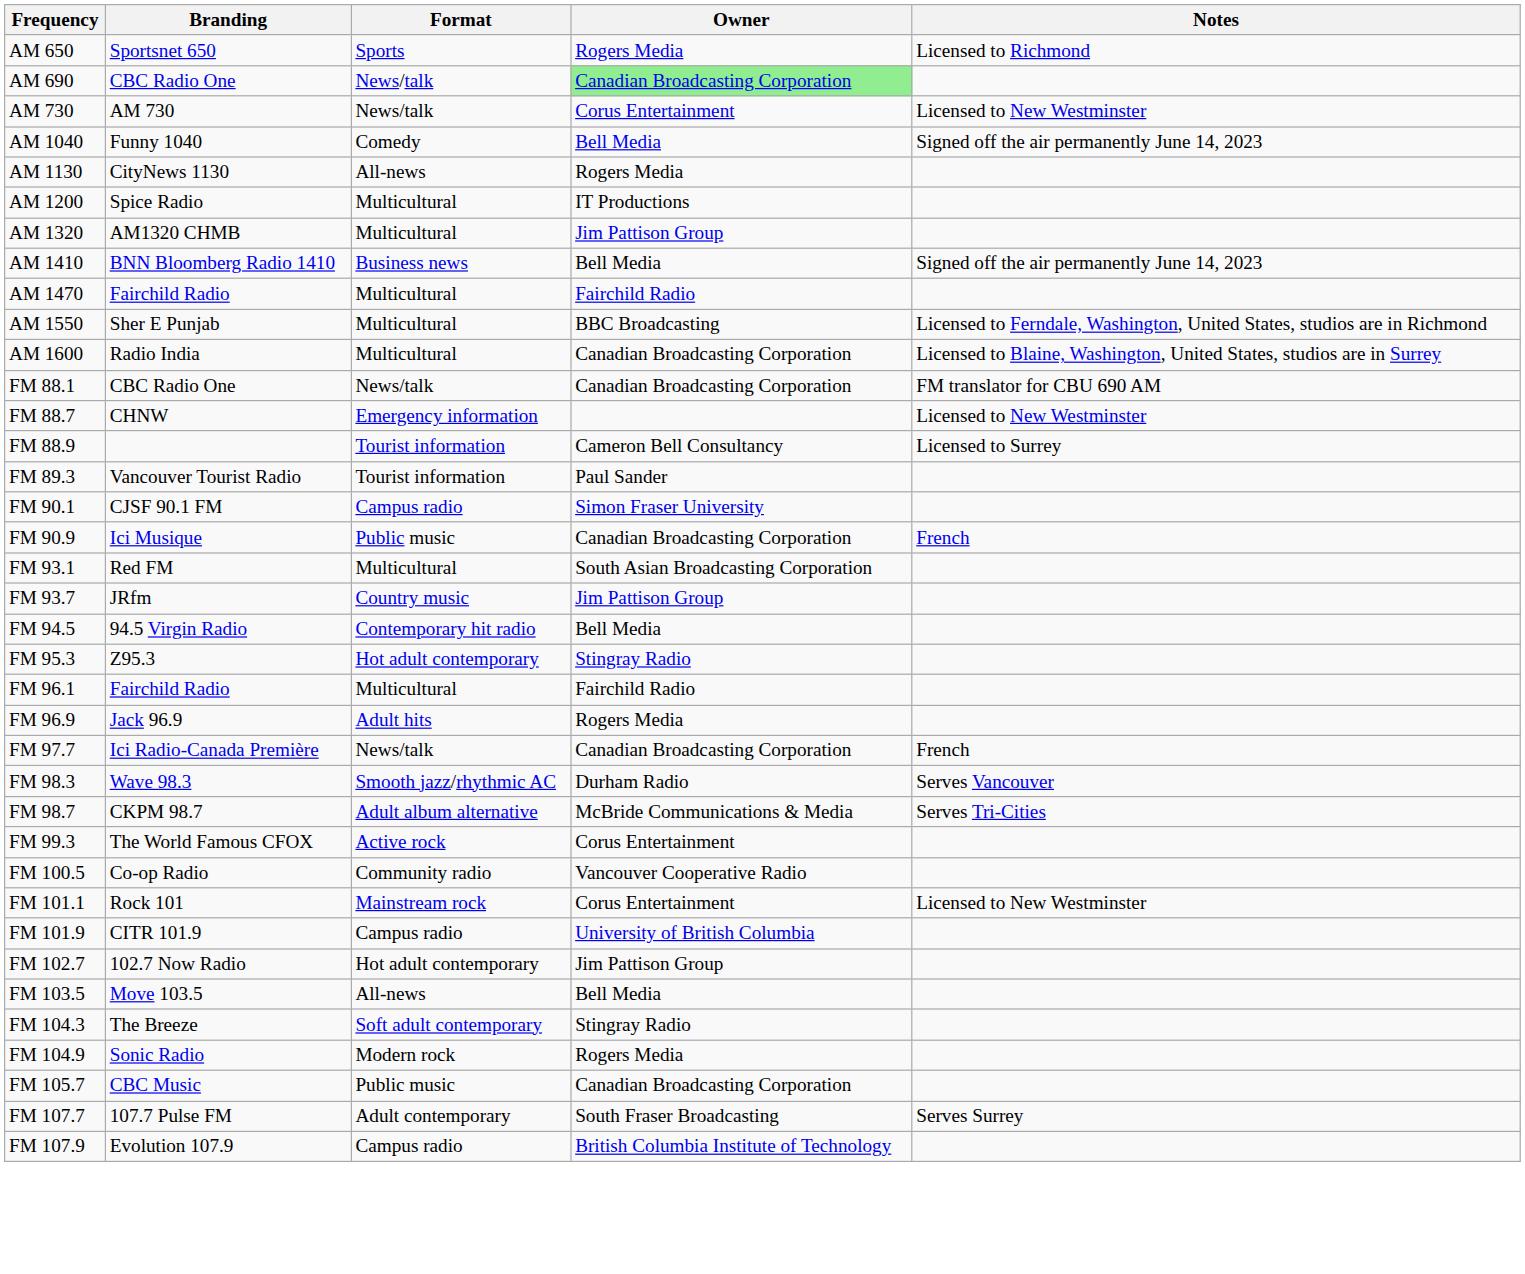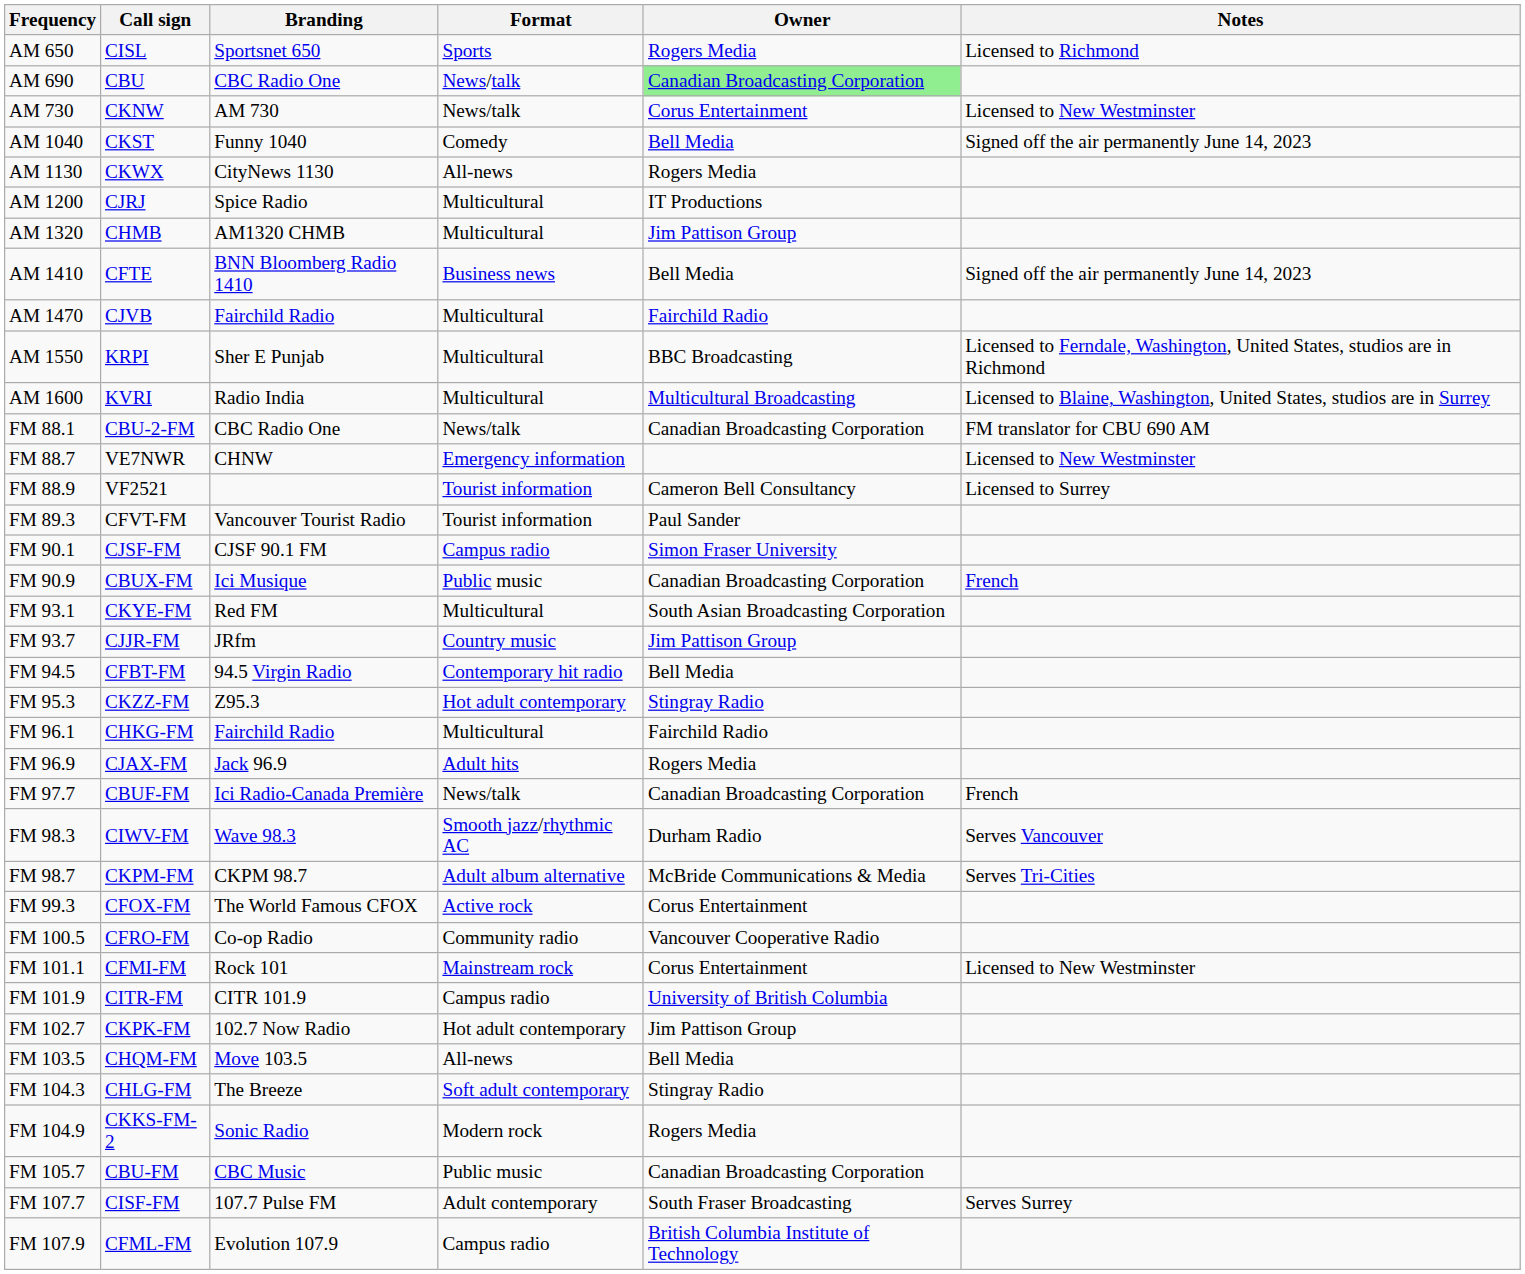+ column: (155, 19)
(713, 354) Canadian Broadcasting Corporation -> (752, 397) Multicultural Broadcasting
